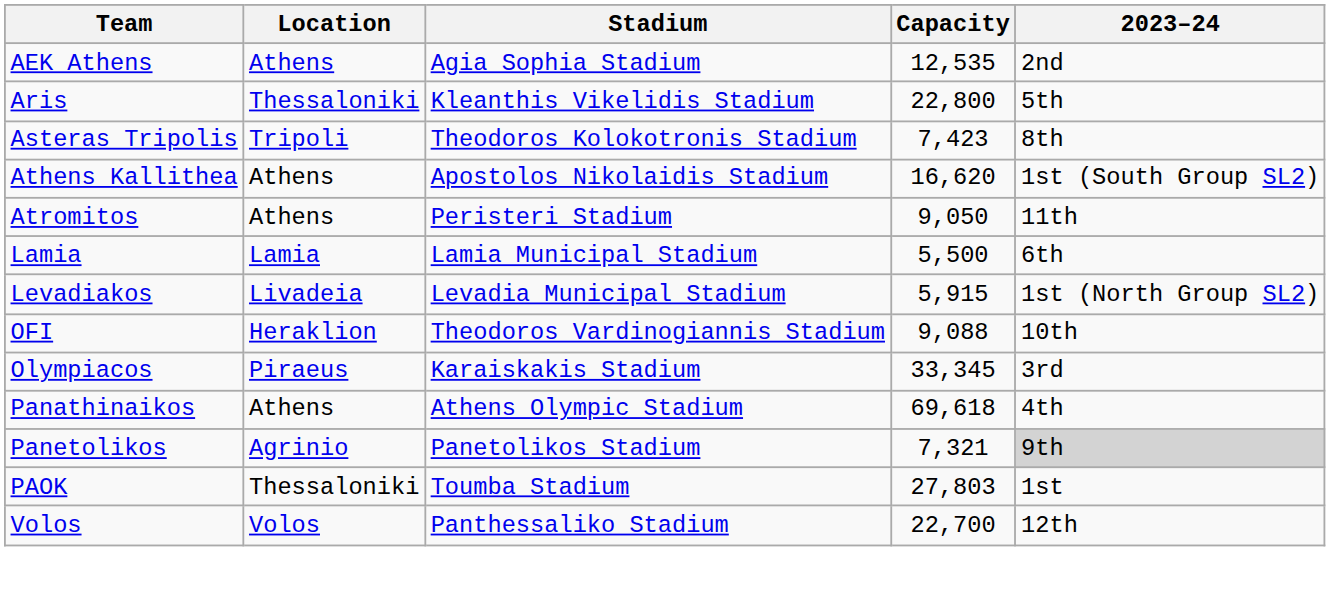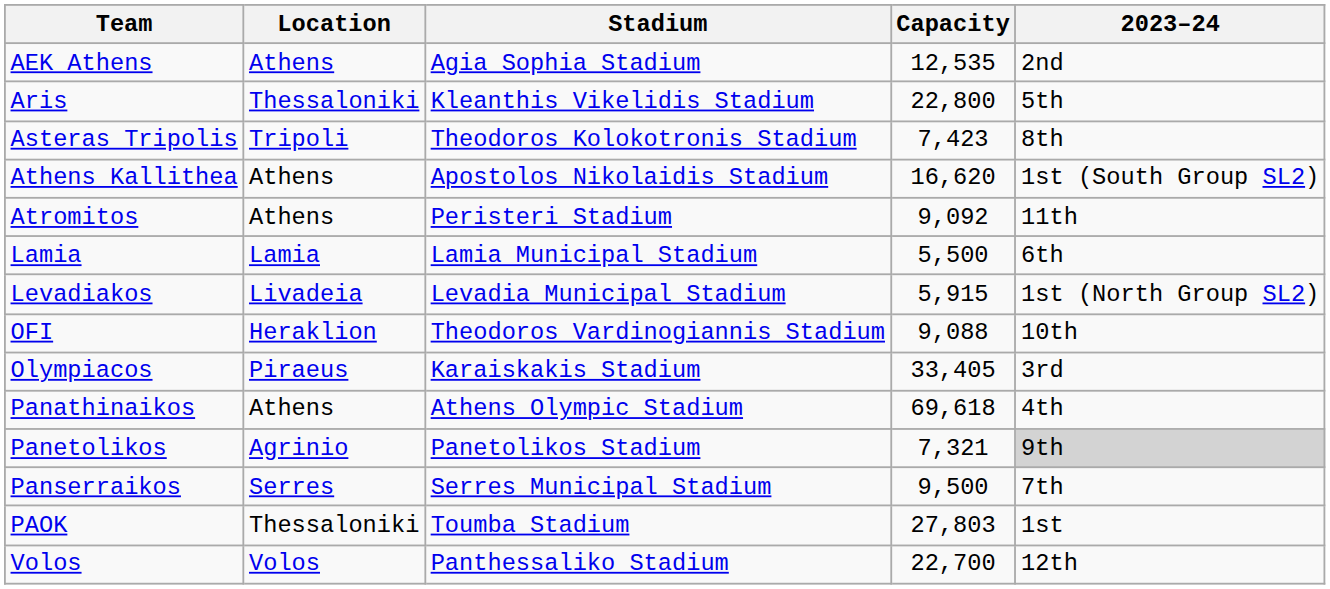(953, 217) 9,050 -> (953, 217) 9,092
(953, 371) 33,345 -> (953, 371) 33,405
+ row: (96, 487)
